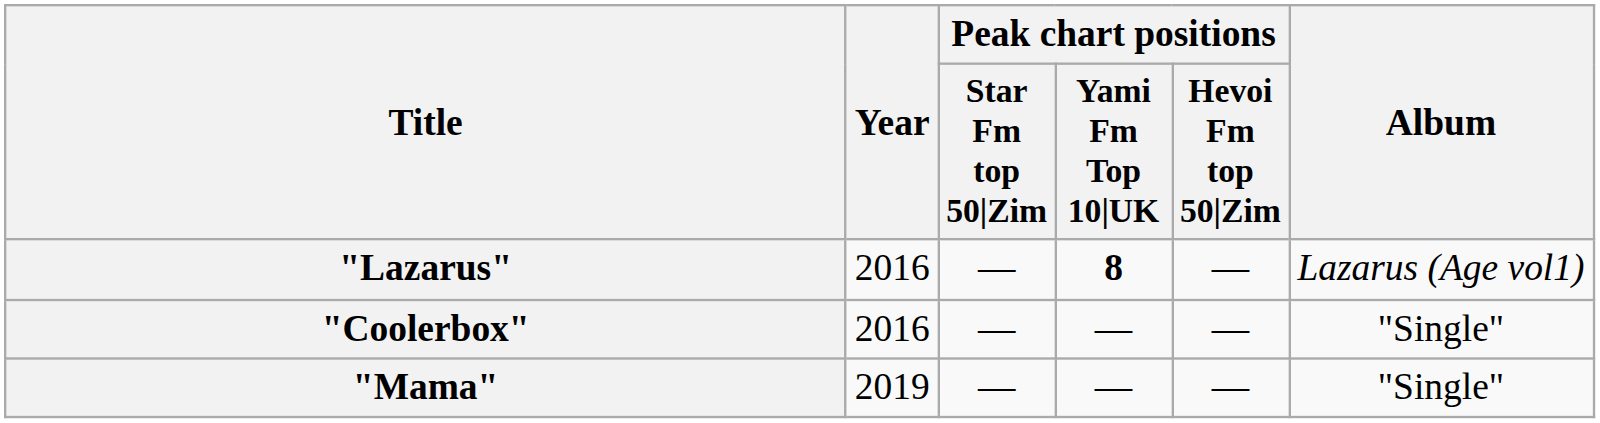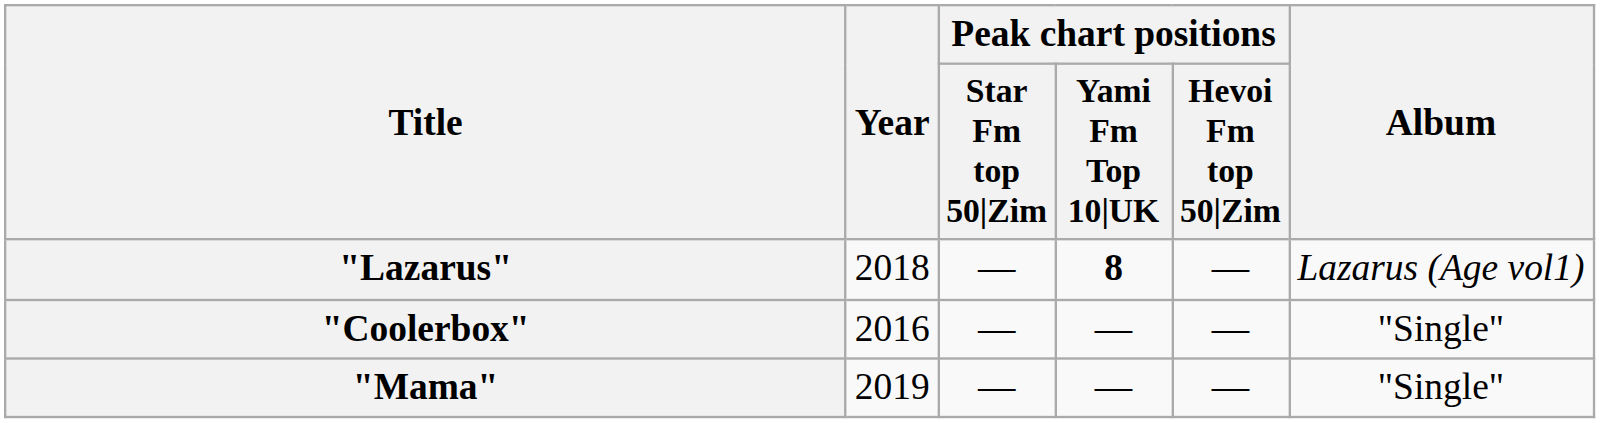(892, 268) 2016 -> (892, 268) 2018
